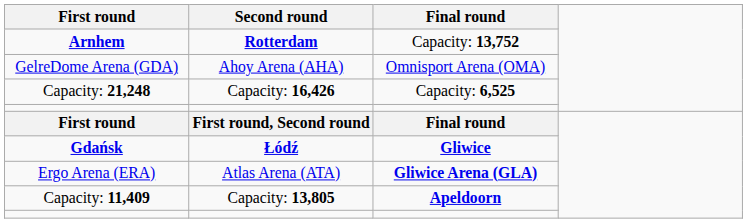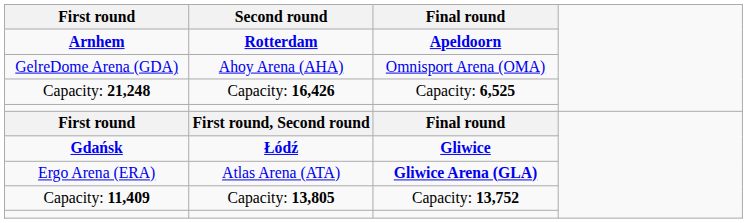(466, 41) Capacity: 13,752 -> (466, 41) Apeldoorn
(466, 198) Apeldoorn -> (466, 198) Capacity: 13,752
